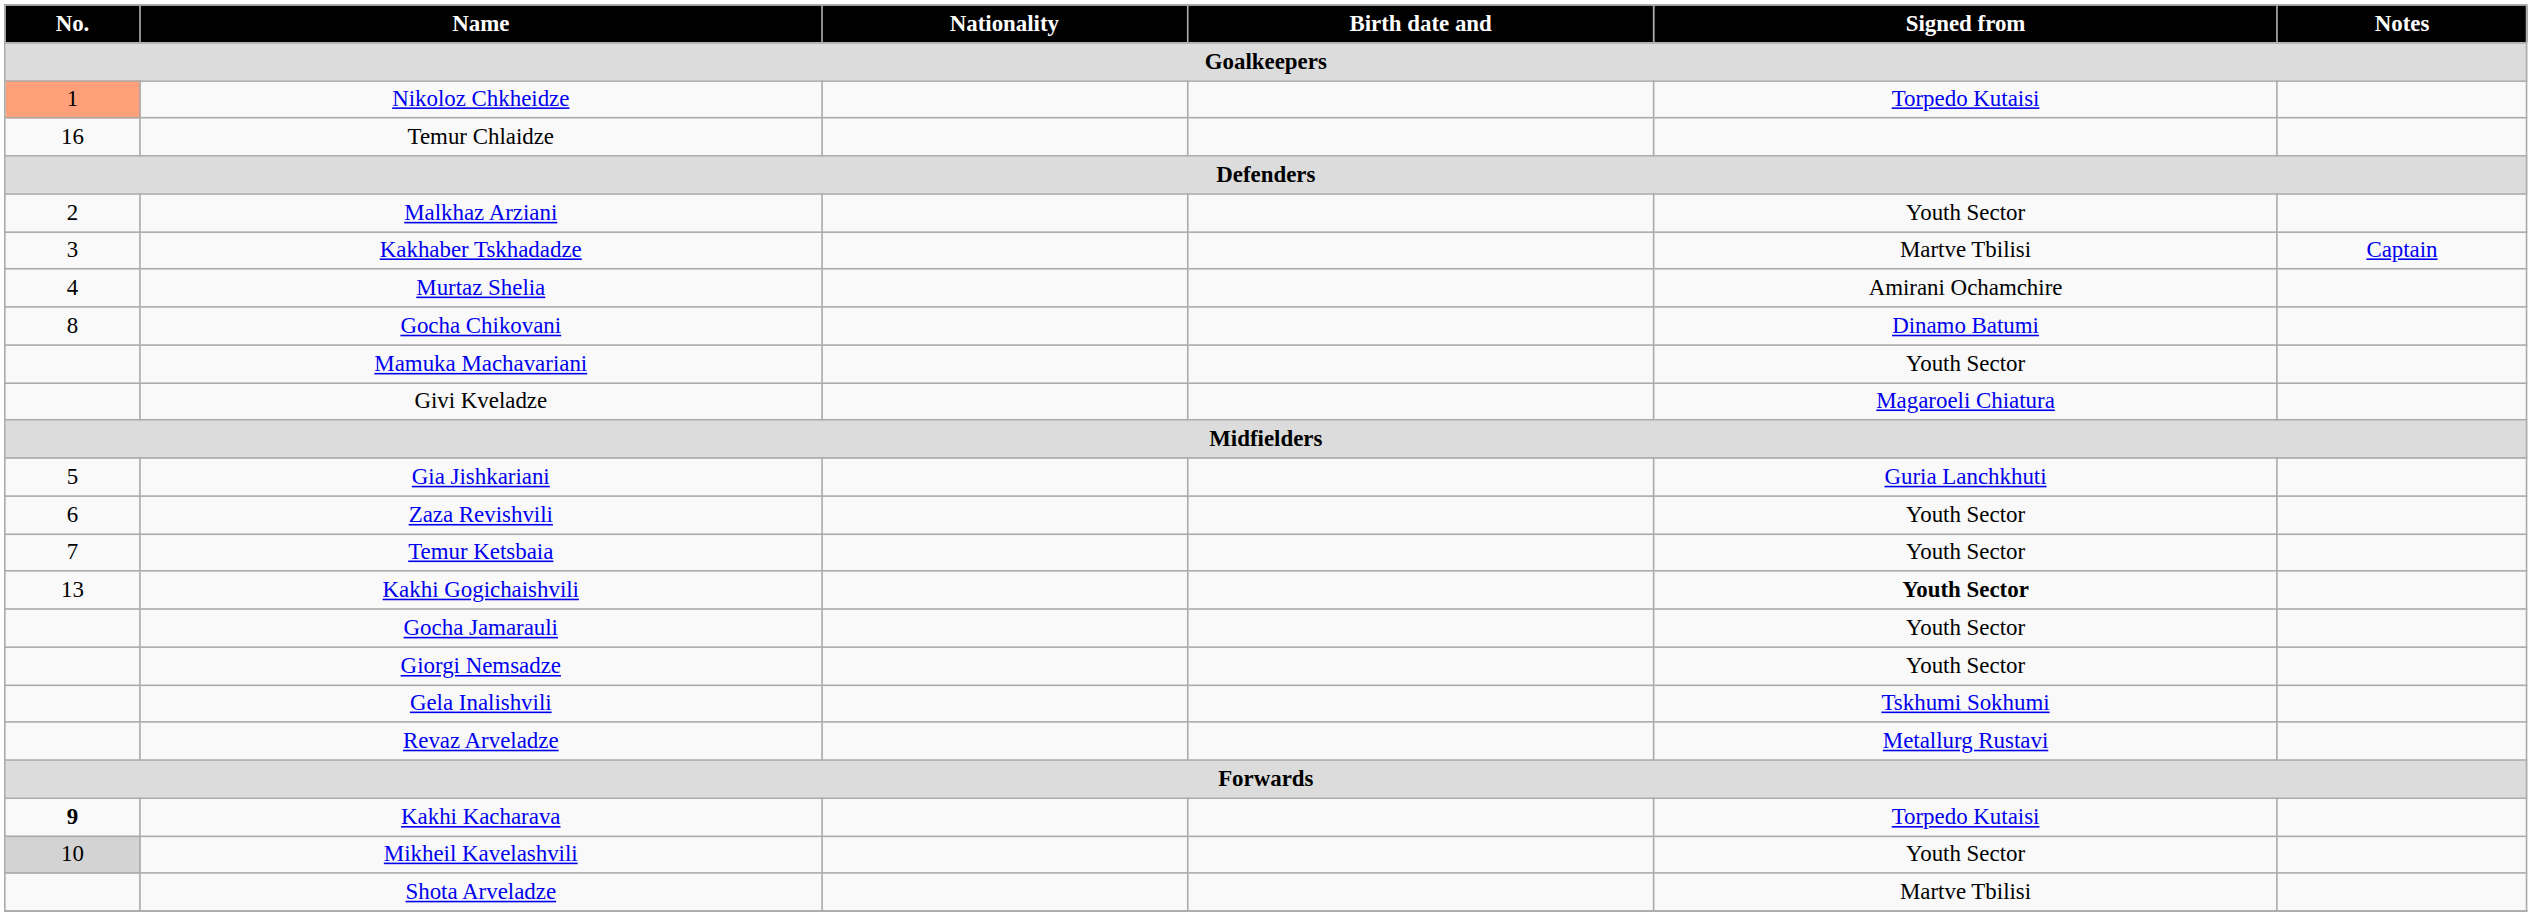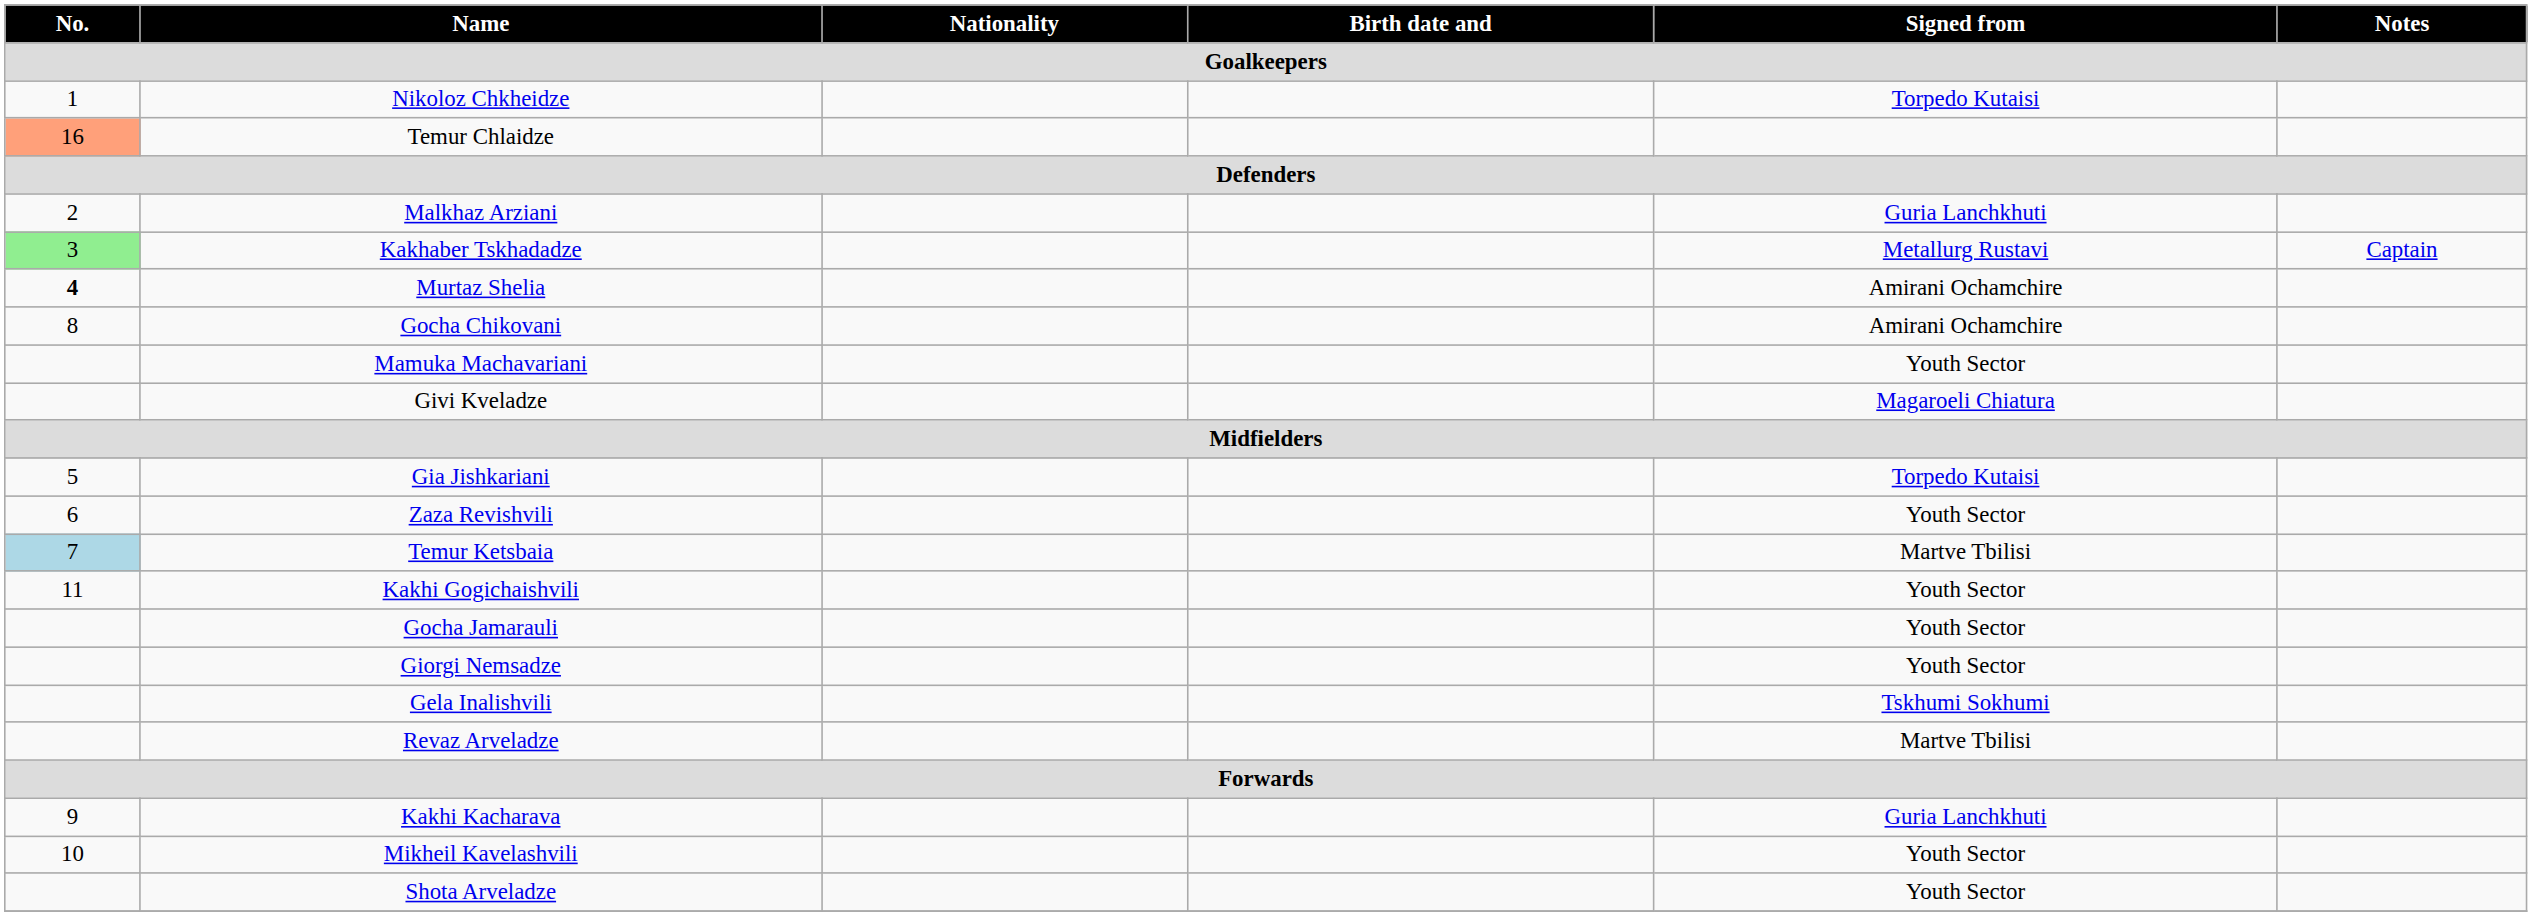(72, 99) lightsalmon background -> (72, 99) no background
(72, 137) no background -> (72, 137) lightsalmon background
(1966, 212) Youth Sector -> (1966, 212) Guria Lanchkhuti
(72, 250) no background -> (72, 250) lightgreen background
(1966, 250) Martve Tbilisi -> (1966, 250) Metallurg Rustavi
(72, 288) normal -> (72, 288) bold
(1966, 325) Dinamo Batumi -> (1966, 325) Amirani Ochamchire
(1966, 476) Guria Lanchkhuti -> (1966, 476) Torpedo Kutaisi
(72, 552) no background -> (72, 552) lightblue background
(1966, 552) Youth Sector -> (1966, 552) Martve Tbilisi
(72, 590) 13 -> (72, 590) 11
(1966, 590) bold -> (1966, 590) normal
(1966, 741) Metallurg Rustavi -> (1966, 741) Martve Tbilisi
(72, 816) bold -> (72, 816) normal
(1966, 816) Torpedo Kutaisi -> (1966, 816) Guria Lanchkhuti
(72, 854) lightgrey background -> (72, 854) no background
(1966, 892) Martve Tbilisi -> (1966, 892) Youth Sector
